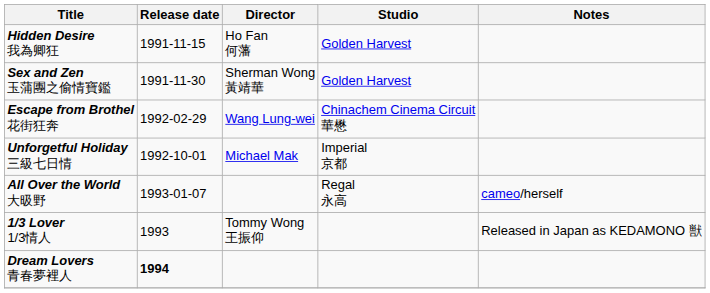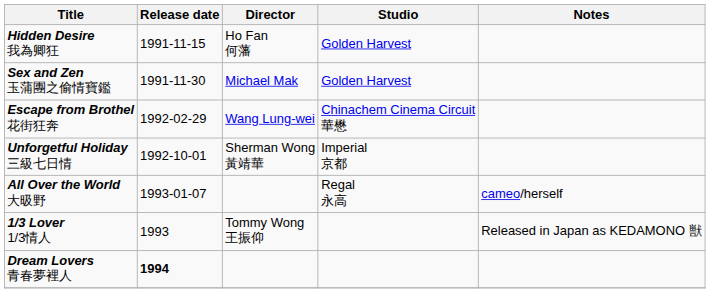(270, 80) Sherman Wong 黃靖華 -> (262, 81) Michael Mak
(262, 156) Michael Mak -> (270, 155) Sherman Wong 黃靖華
